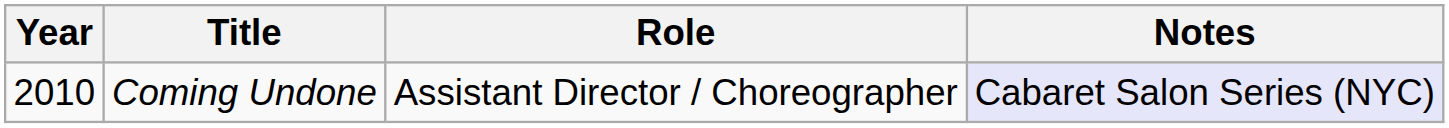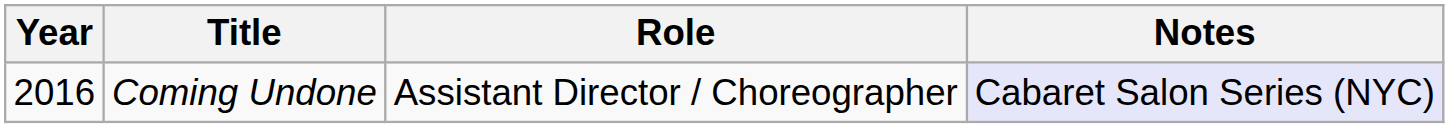(54, 91) 2010 -> (54, 91) 2016
